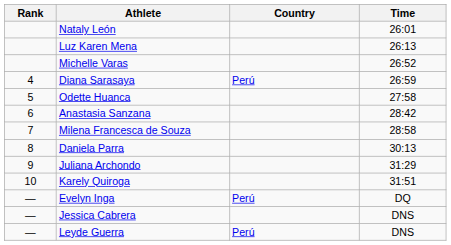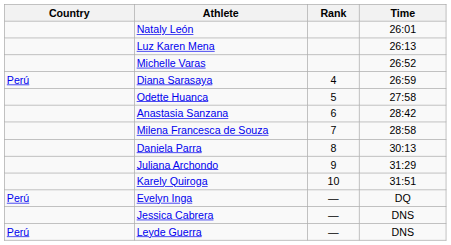columns swapped: (30, 13) <-> (295, 13)
